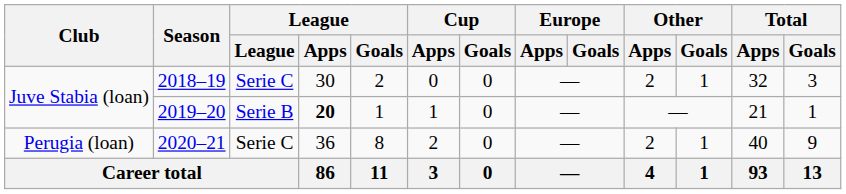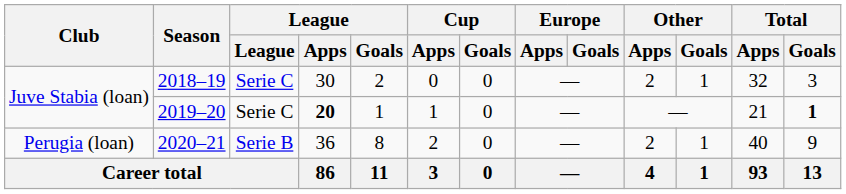(265, 111) Serie B -> (265, 111) Serie C
(812, 111) normal -> (812, 111) bold
(265, 142) Serie C -> (265, 142) Serie B
